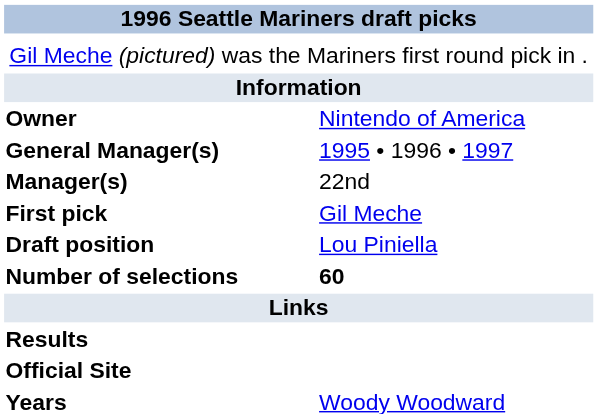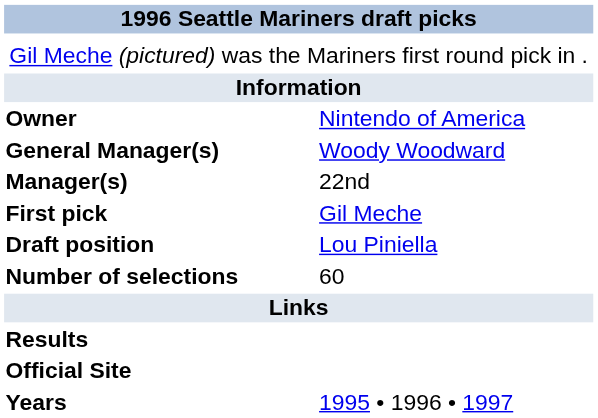(416, 150) 1995 • 1996 • 1997 -> (412, 150) Woody Woodward
(332, 276) bold -> (332, 276) normal
(412, 402) Woody Woodward -> (416, 402) 1995 • 1996 • 1997
